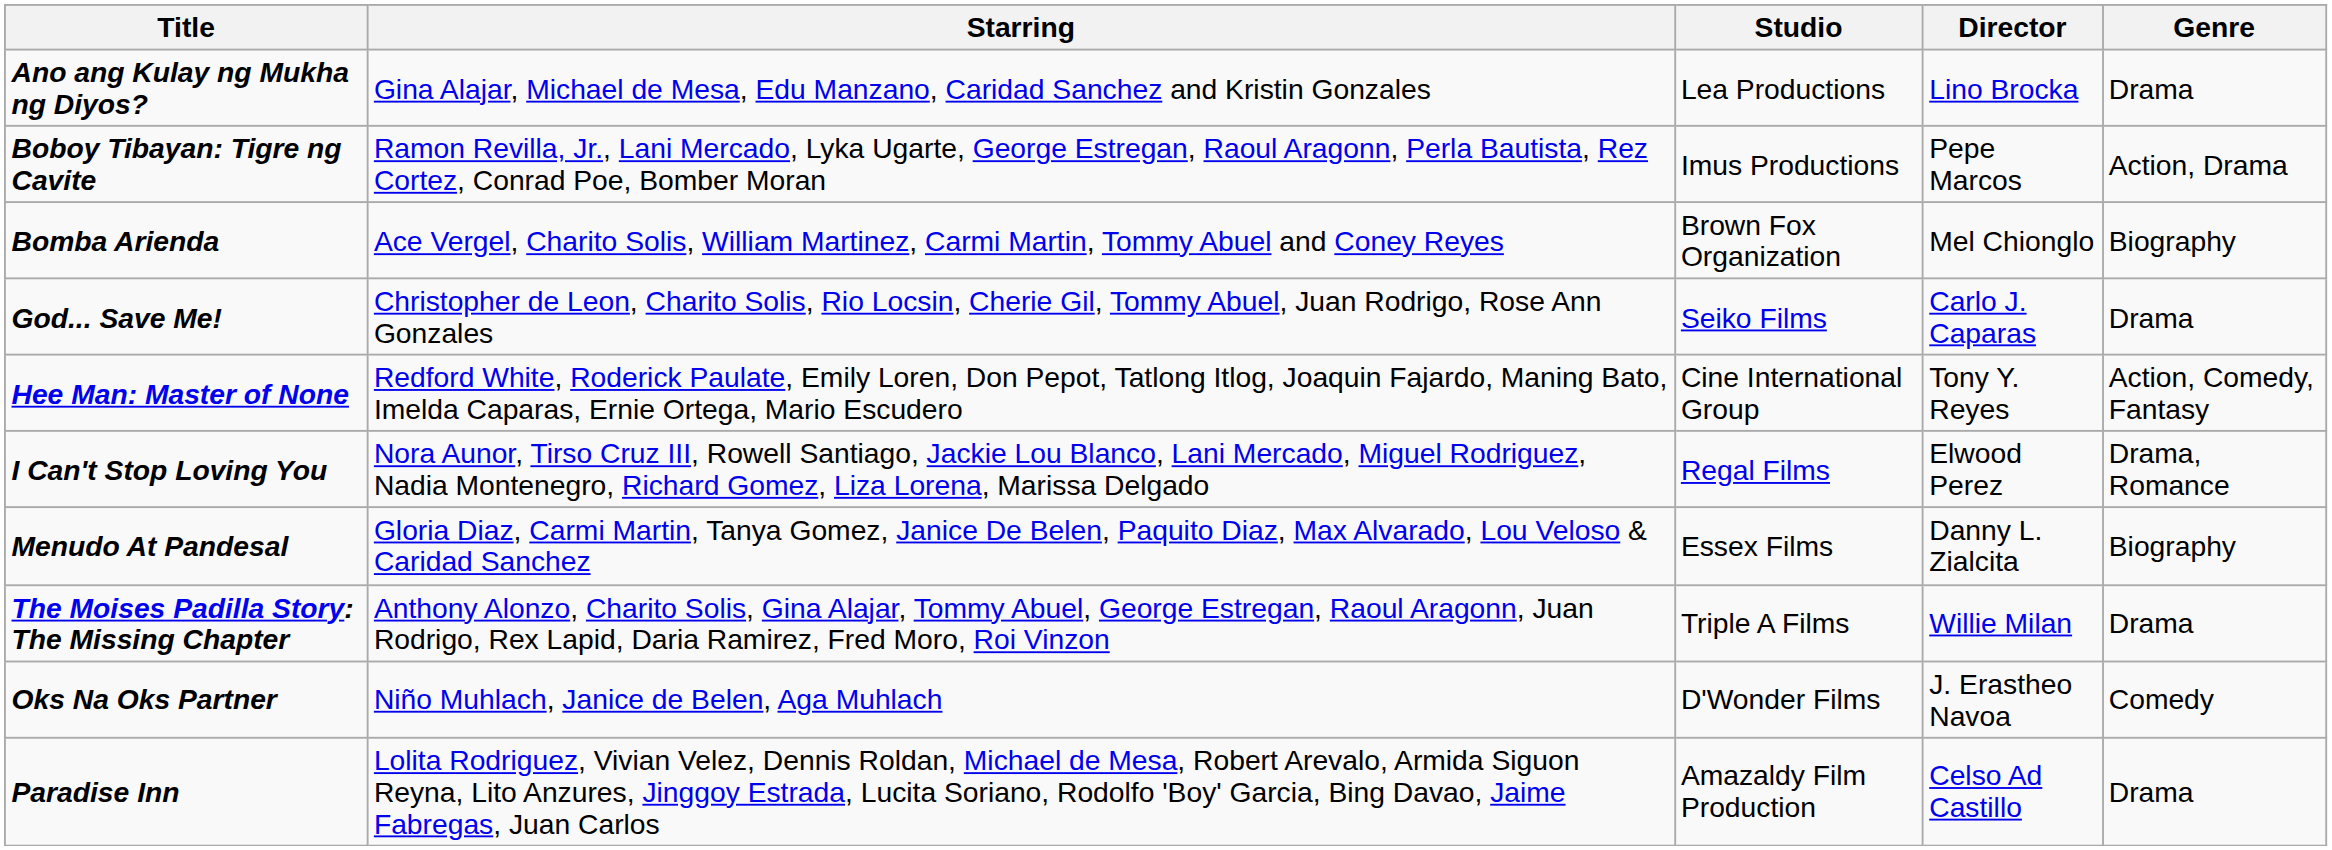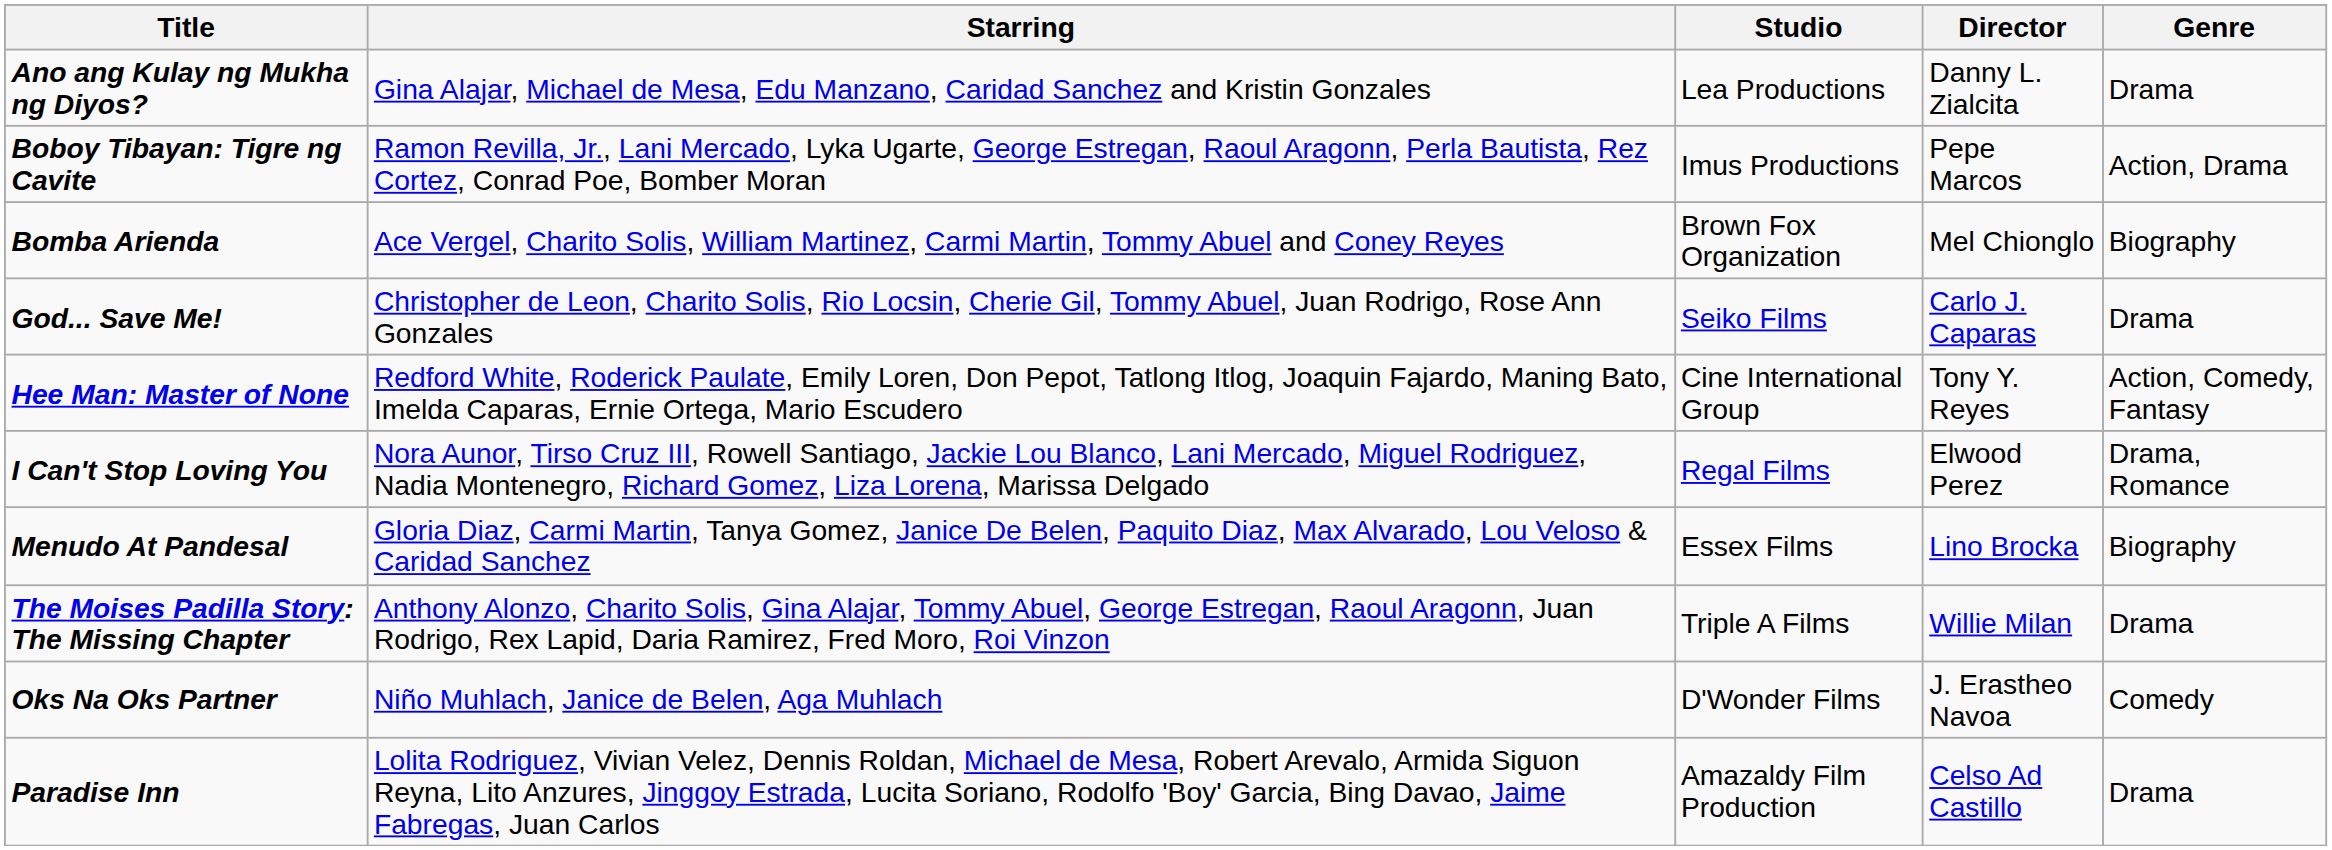(2004, 88) Lino Brocka -> (1986, 88) Danny L. Zialcita
(1986, 546) Danny L. Zialcita -> (2004, 546) Lino Brocka
